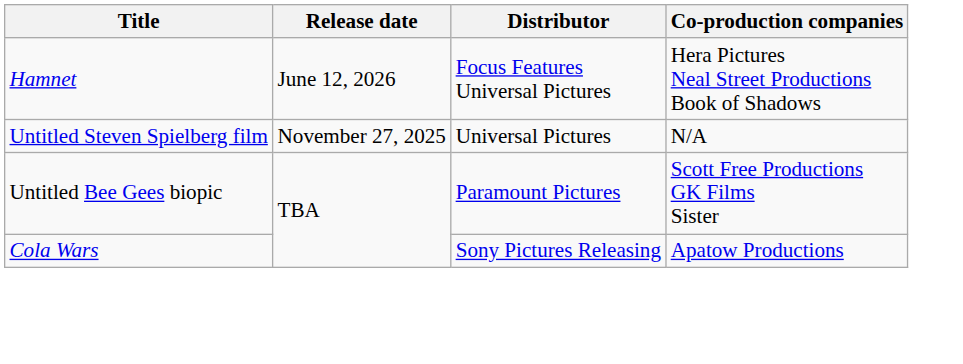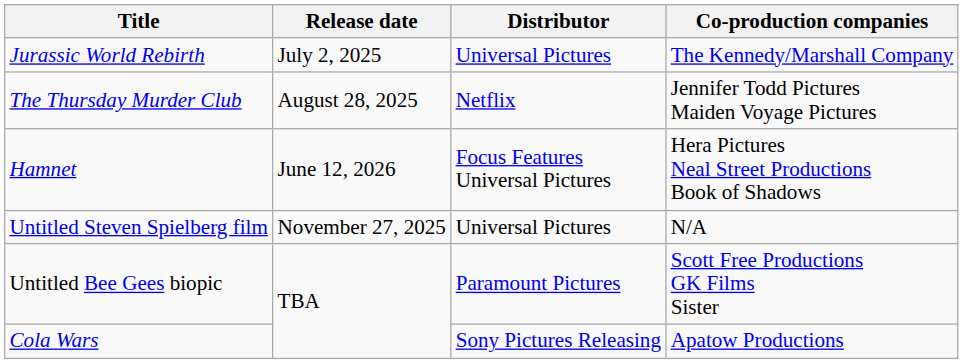+ row: (107, 54)
+ row: (126, 100)
